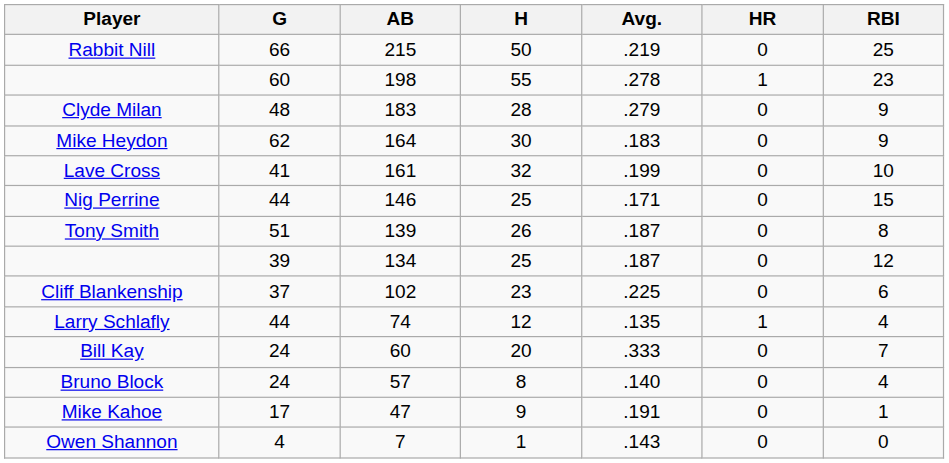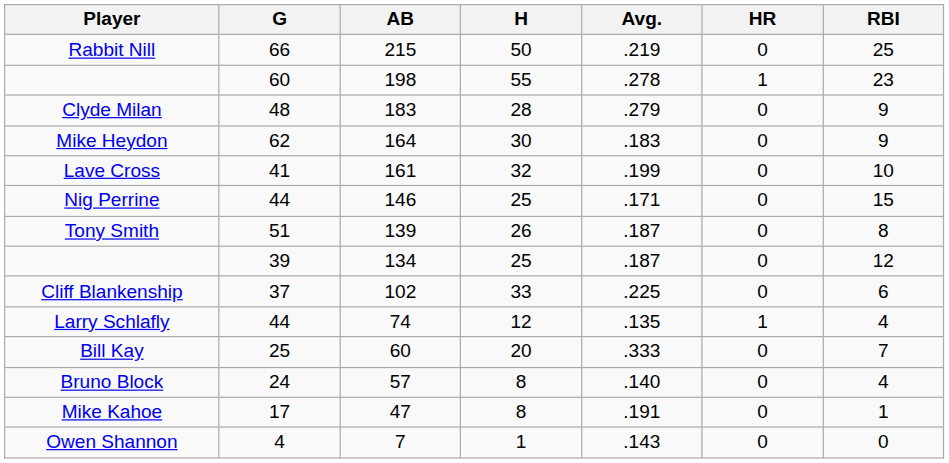(521, 291) 23 -> (521, 291) 33
(280, 351) 24 -> (280, 351) 25
(521, 412) 9 -> (521, 412) 8
